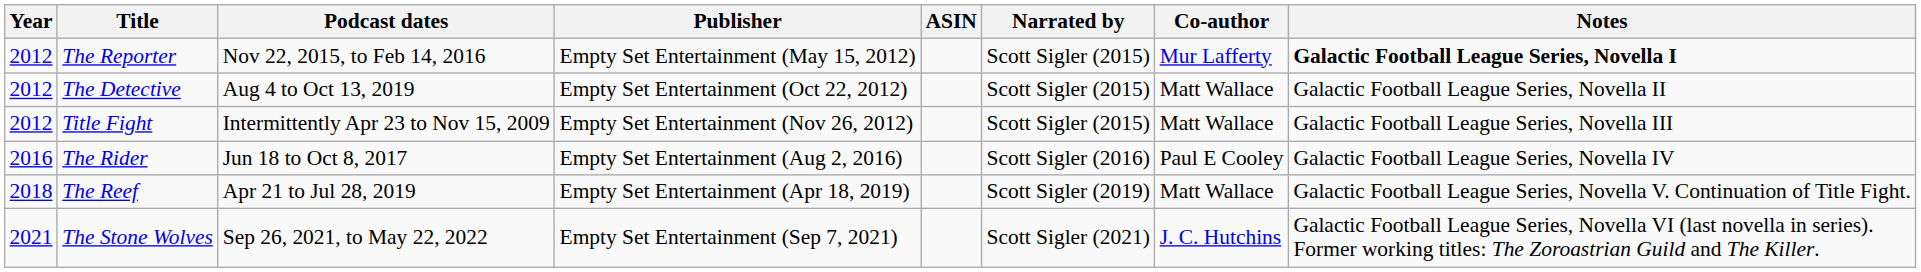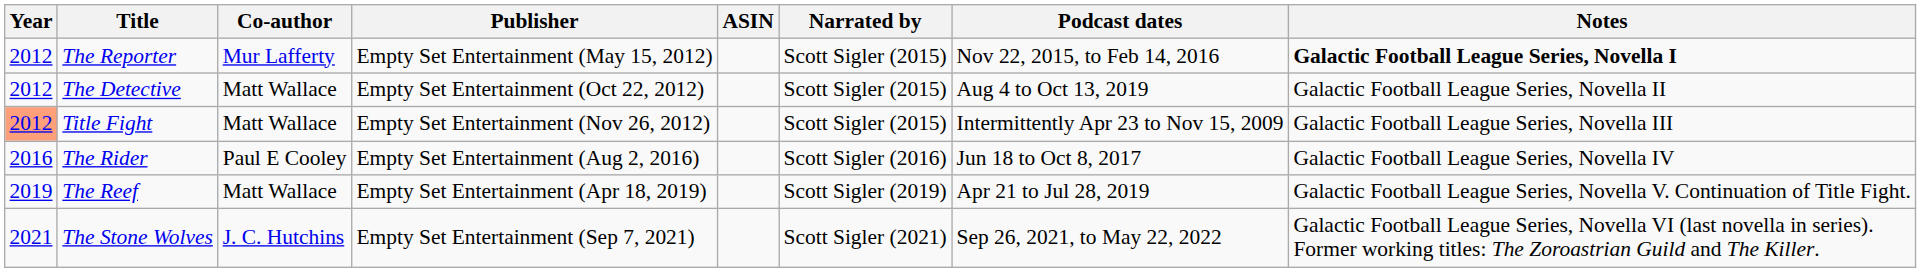columns swapped: (1222, 21) <-> (386, 21)
(31, 123) no background -> (31, 123) lightsalmon background
(31, 191) 2018 -> (31, 191) 2019
